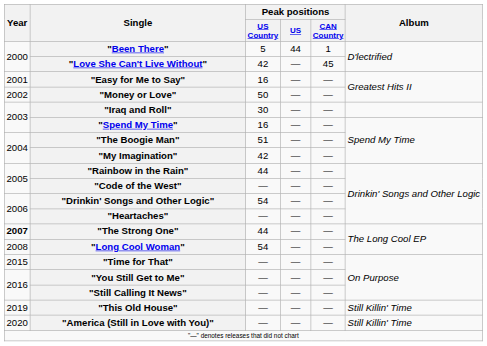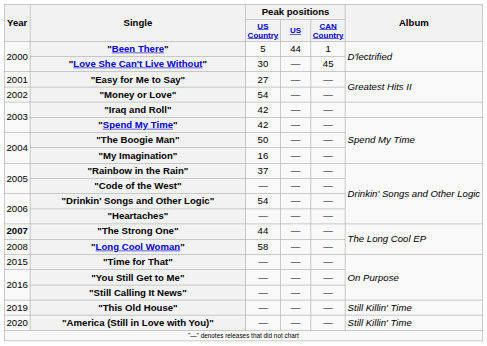(263, 64) 42 -> (263, 64) 30
(263, 79) 16 -> (263, 79) 27
(263, 94) 50 -> (263, 94) 54
(263, 110) 30 -> (263, 110) 42
(263, 125) 16 -> (263, 125) 42
(263, 140) 51 -> (263, 140) 50
(263, 155) 42 -> (263, 155) 16
(263, 170) 44 -> (263, 170) 37
(263, 247) 54 -> (263, 247) 58
